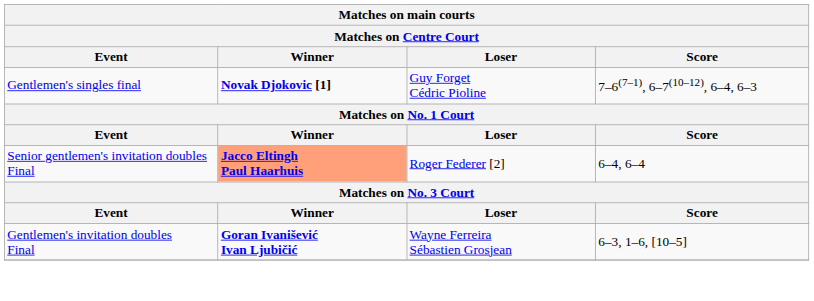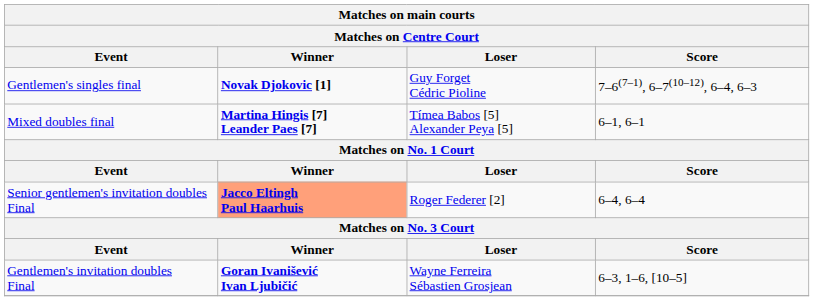+ row: (61, 121)
